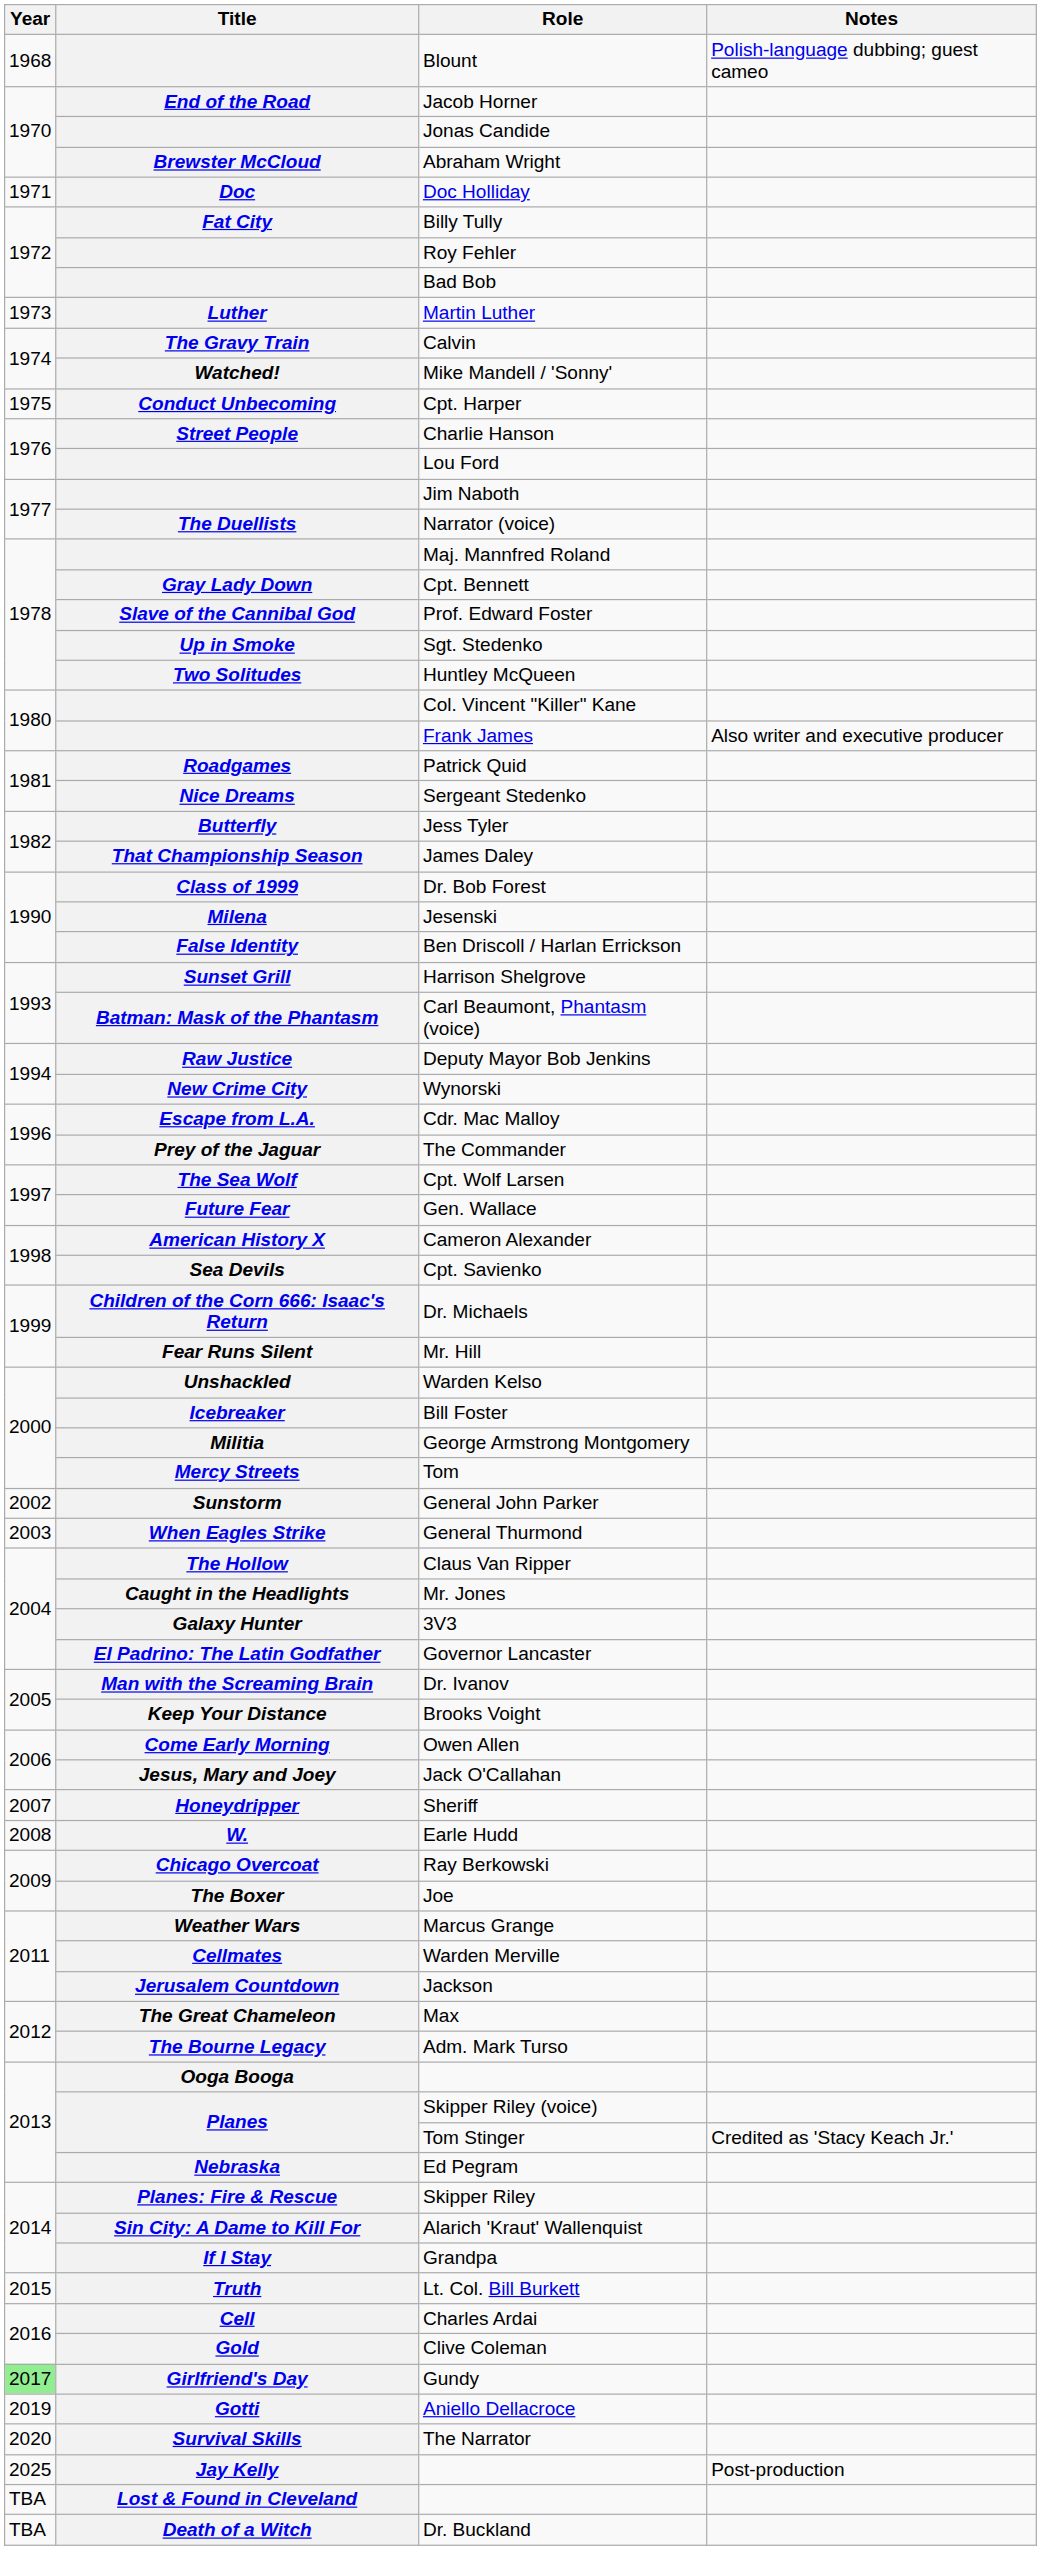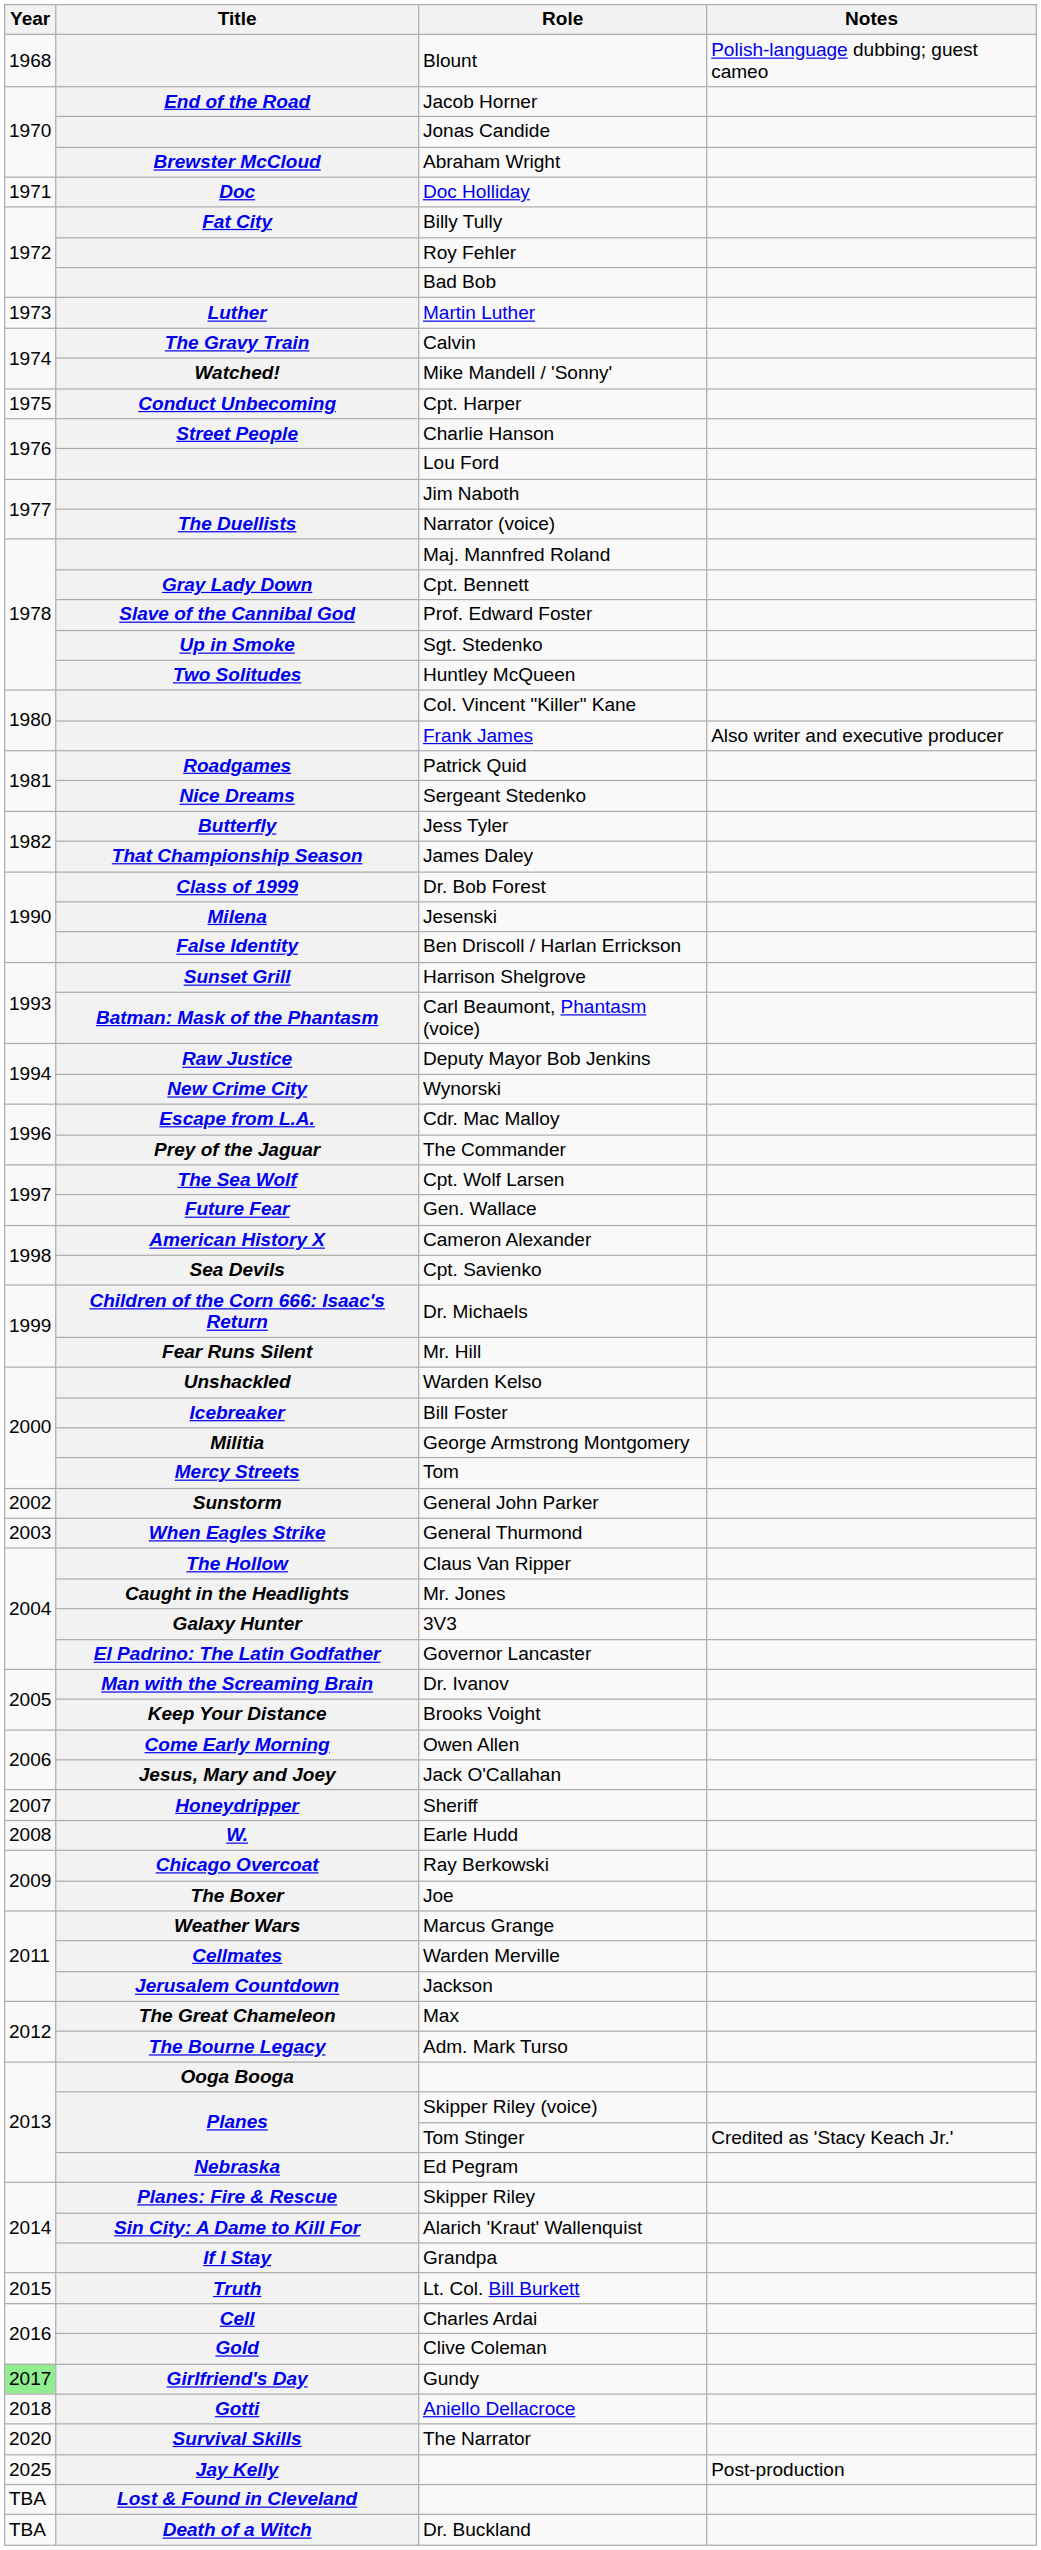(30, 2408) 2019 -> (30, 2408) 2018
